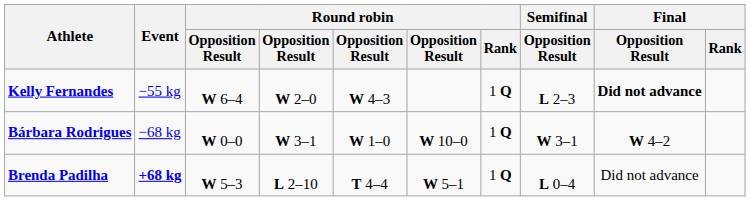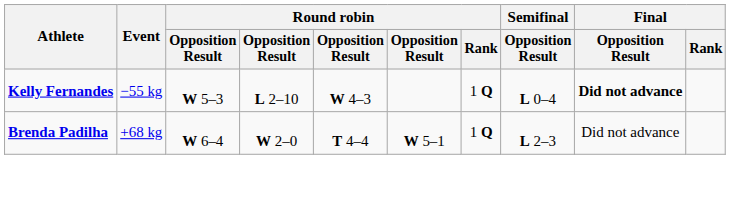(222, 99) W 6–4 -> (203, 99) W 5–3
(296, 99) W 2–0 -> (277, 99) L 2–10
(557, 99) L 2–3 -> (538, 99) L 0–4
- row: (70, 133)
(160, 175) bold -> (141, 133) normal
(222, 184) W 5–3 -> (203, 142) W 6–4
(296, 184) L 2–10 -> (277, 142) W 2–0
(557, 184) L 0–4 -> (538, 142) L 2–3
